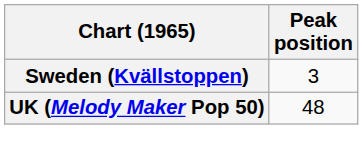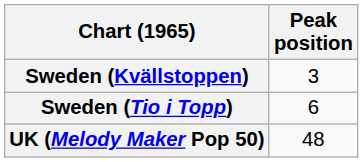+ row: (137, 107)
